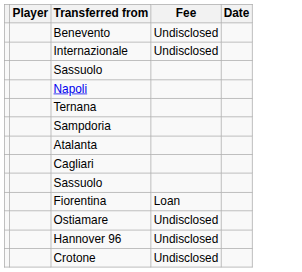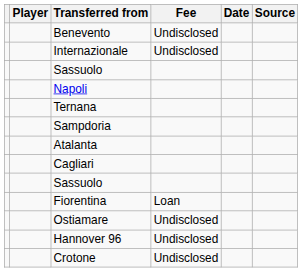+ column: (275, 13)
